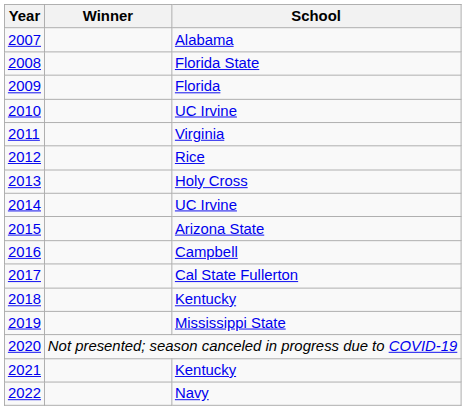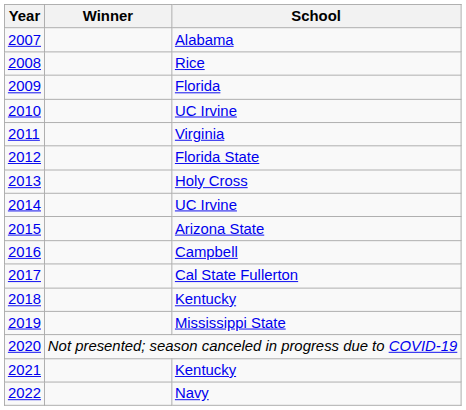(217, 63) Florida State -> (190, 63) Rice
(190, 157) Rice -> (217, 157) Florida State
